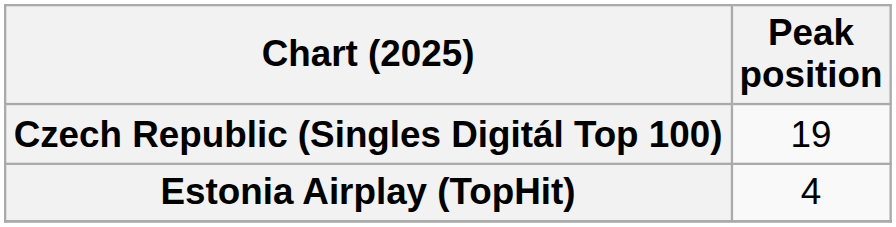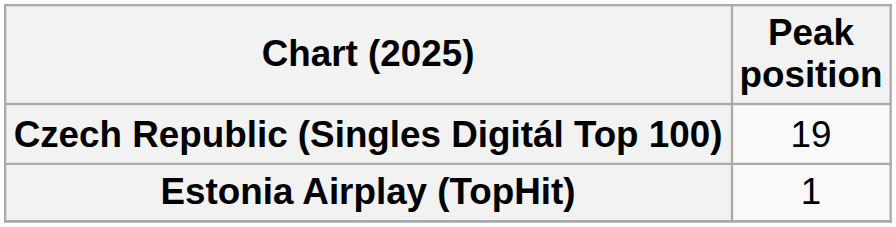(811, 191) 4 -> (811, 191) 1
